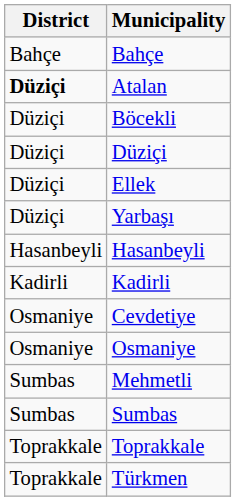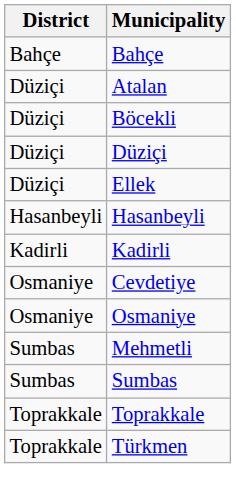(37, 86) bold -> (37, 86) normal
- row: (143, 217)
